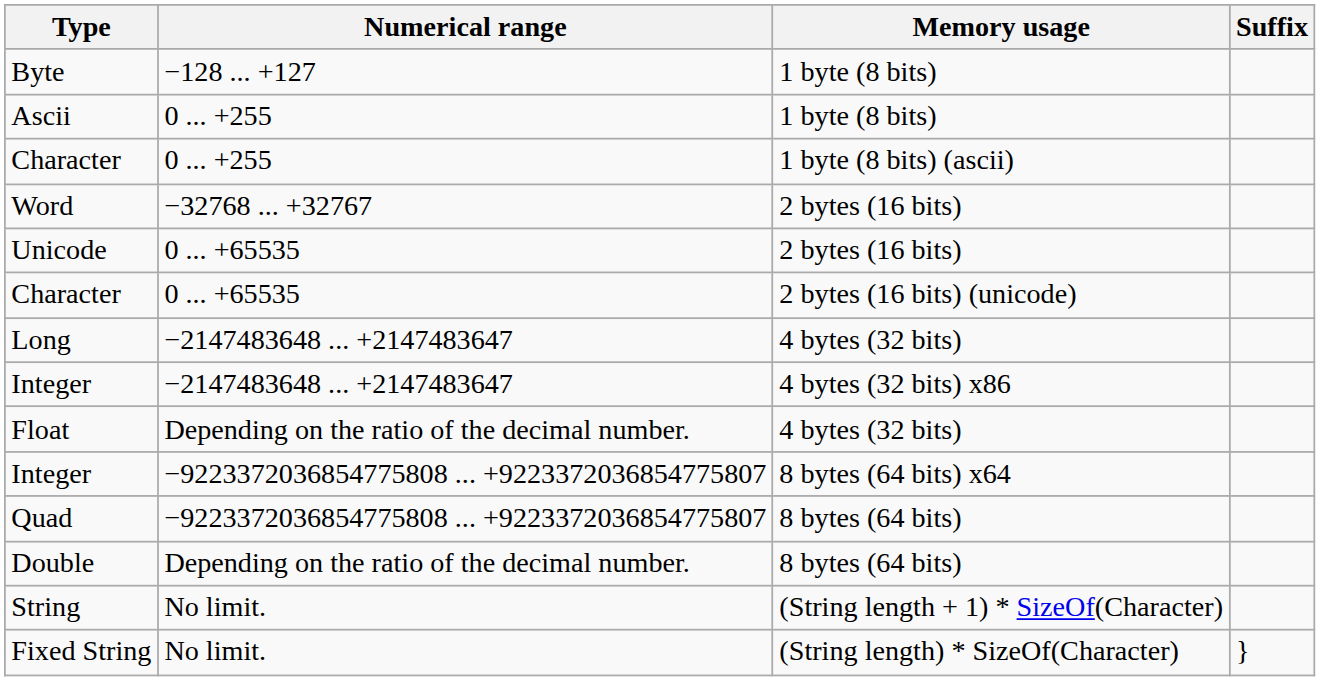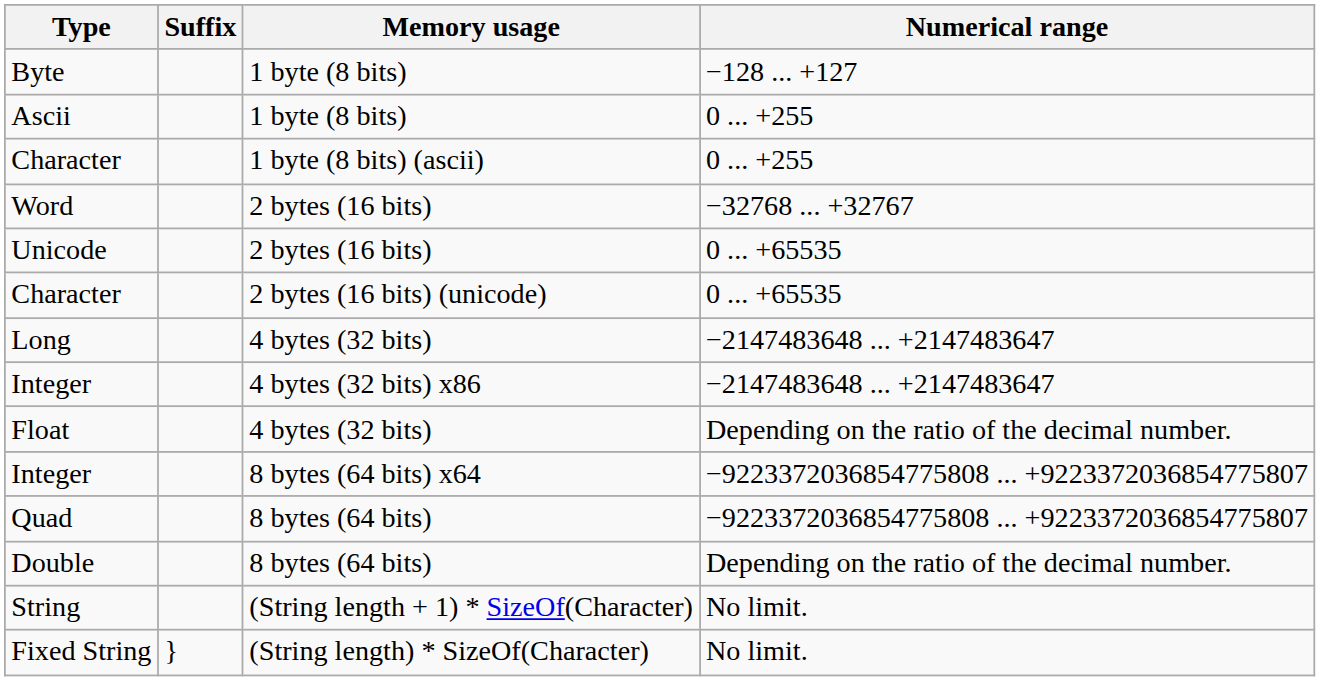columns swapped: (1272, 26) <-> (465, 26)
